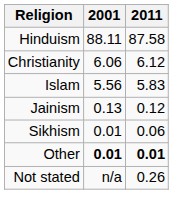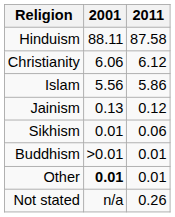(151, 85) 5.83 -> (152, 85) 5.86
+ row: (47, 154)
(151, 154) bold -> (152, 177) normal
